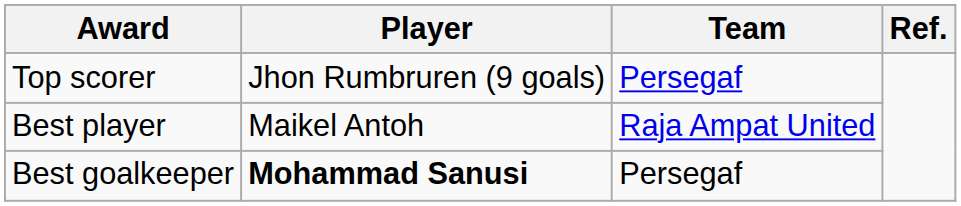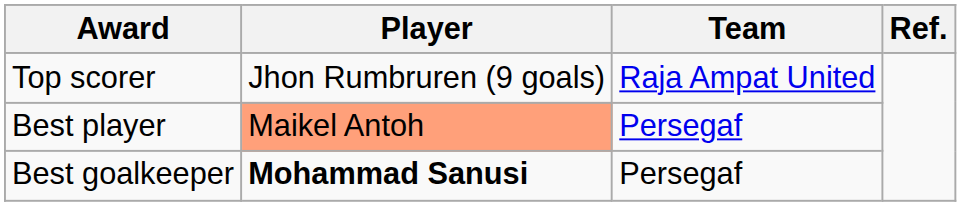(681, 77) Persegaf -> (747, 77) Raja Ampat United
(336, 126) no background -> (336, 126) lightsalmon background
(747, 126) Raja Ampat United -> (681, 126) Persegaf
